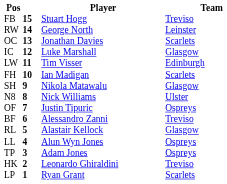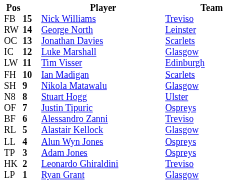(64, 18) Stuart Hogg -> (69, 18) Nick Williams
(69, 97) Nick Williams -> (64, 97) Stuart Hogg
(180, 175) Scarlets -> (182, 175) Glasgow
